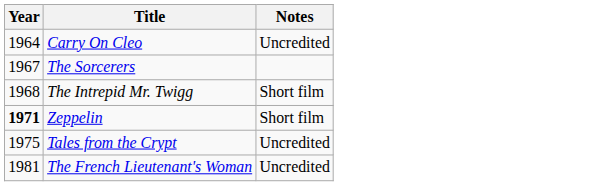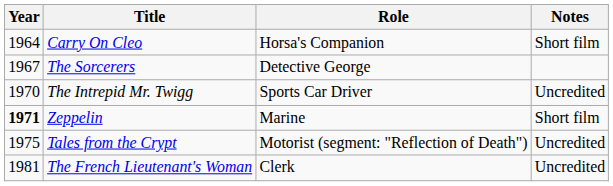+ column: (393, 17)
(295, 42) Uncredited -> (567, 42) Short film
(24, 92) 1968 -> (24, 92) 1970
(292, 92) Short film -> (570, 92) Uncredited
